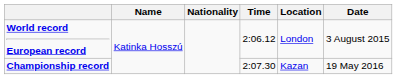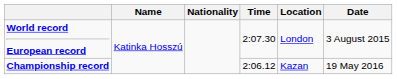(259, 39) 2:06.12 -> (259, 39) 2:07.30
(259, 66) 2:07.30 -> (259, 66) 2:06.12
